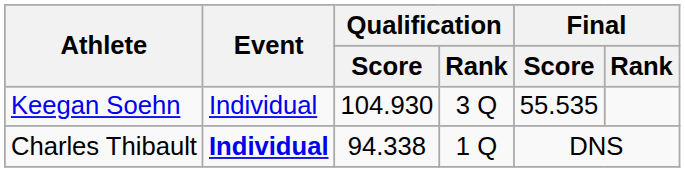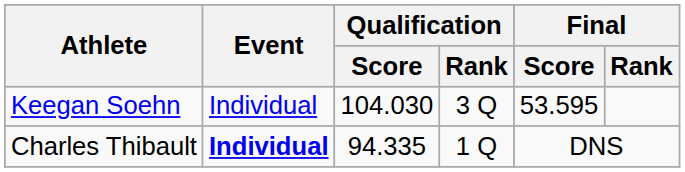(387, 107) 104.930 -> (387, 107) 104.030
(559, 107) 55.535 -> (559, 107) 53.595
(387, 147) 94.338 -> (387, 147) 94.335
